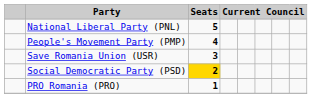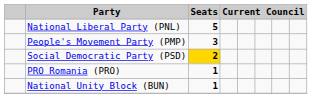(215, 41) 4 -> (215, 41) 3
- row: (93, 56)
+ row: (99, 86)
